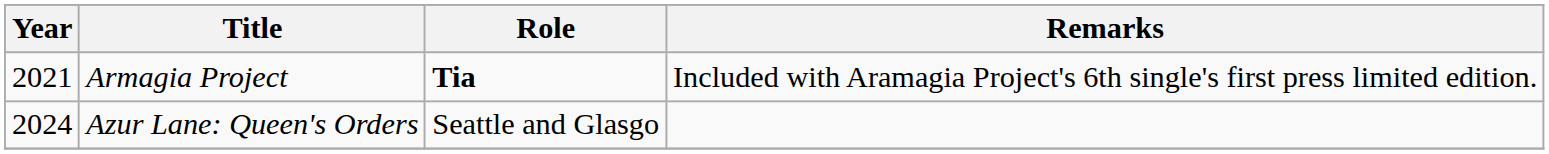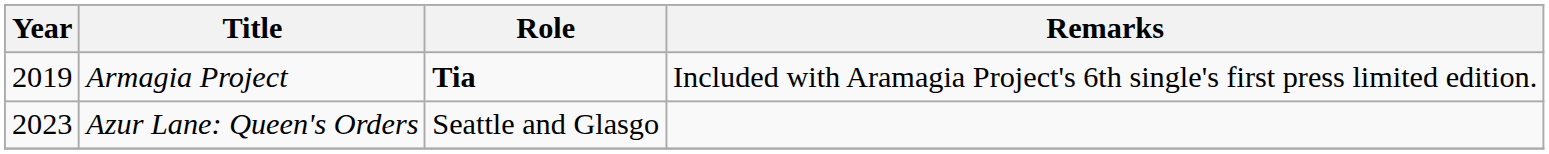(42, 76) 2021 -> (42, 76) 2019
(42, 124) 2024 -> (42, 124) 2023
